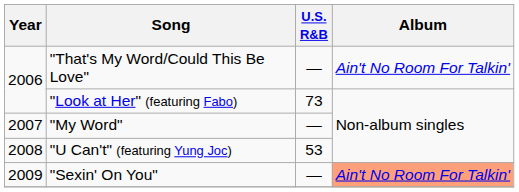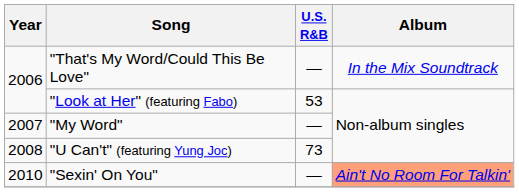(423, 67) Ain't No Room For Talkin' -> (423, 67) In the Mix Soundtrack
(314, 100) 73 -> (314, 100) 53
(314, 150) 53 -> (314, 150) 73
(25, 174) 2009 -> (25, 174) 2010
